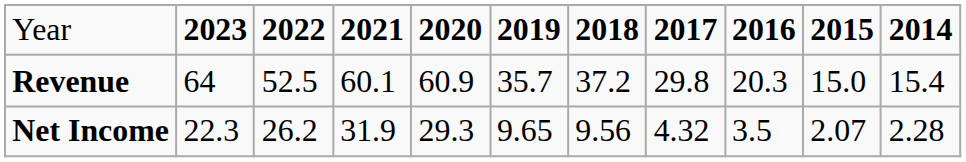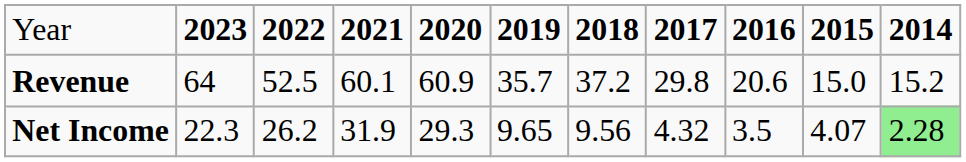(760, 80) 20.3 -> (760, 80) 20.6
(917, 80) 15.4 -> (917, 80) 15.2
(838, 130) 2.07 -> (838, 130) 4.07
(917, 130) no background -> (917, 130) lightgreen background
